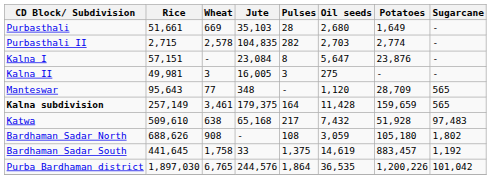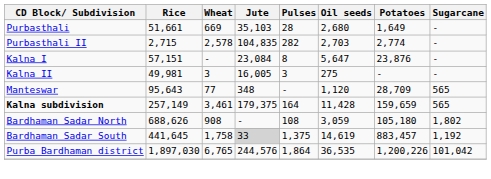- row: (21, 120)
(243, 151) no background -> (243, 136) lightgrey background
